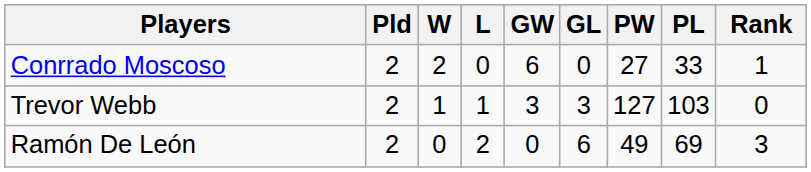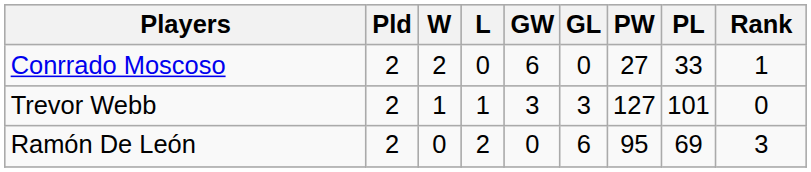(689, 105) 103 -> (689, 105) 101
(634, 145) 49 -> (634, 145) 95
